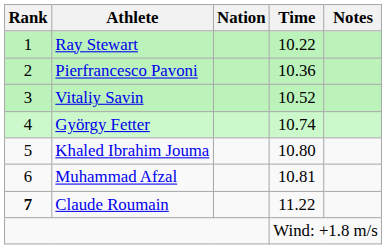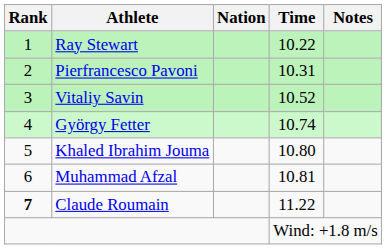(297, 71) 10.36 -> (297, 71) 10.31
